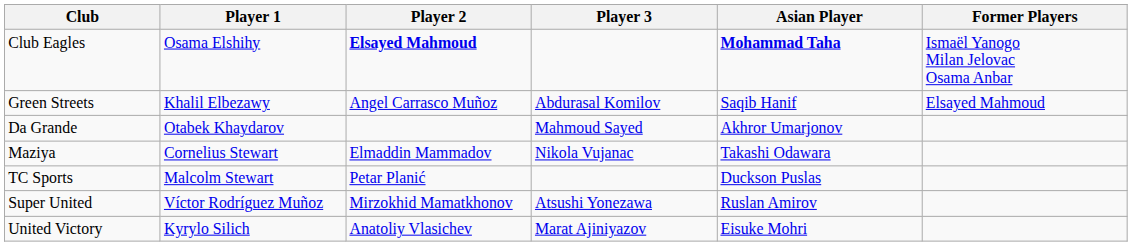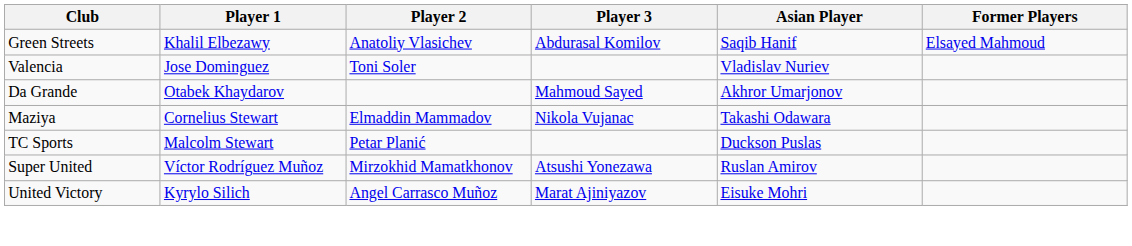- row: (47, 42)
(423, 102) Angel Carrasco Muñoz -> (411, 42) Anatoliy Vlasichev
+ row: (35, 67)
(411, 228) Anatoliy Vlasichev -> (423, 192) Angel Carrasco Muñoz
